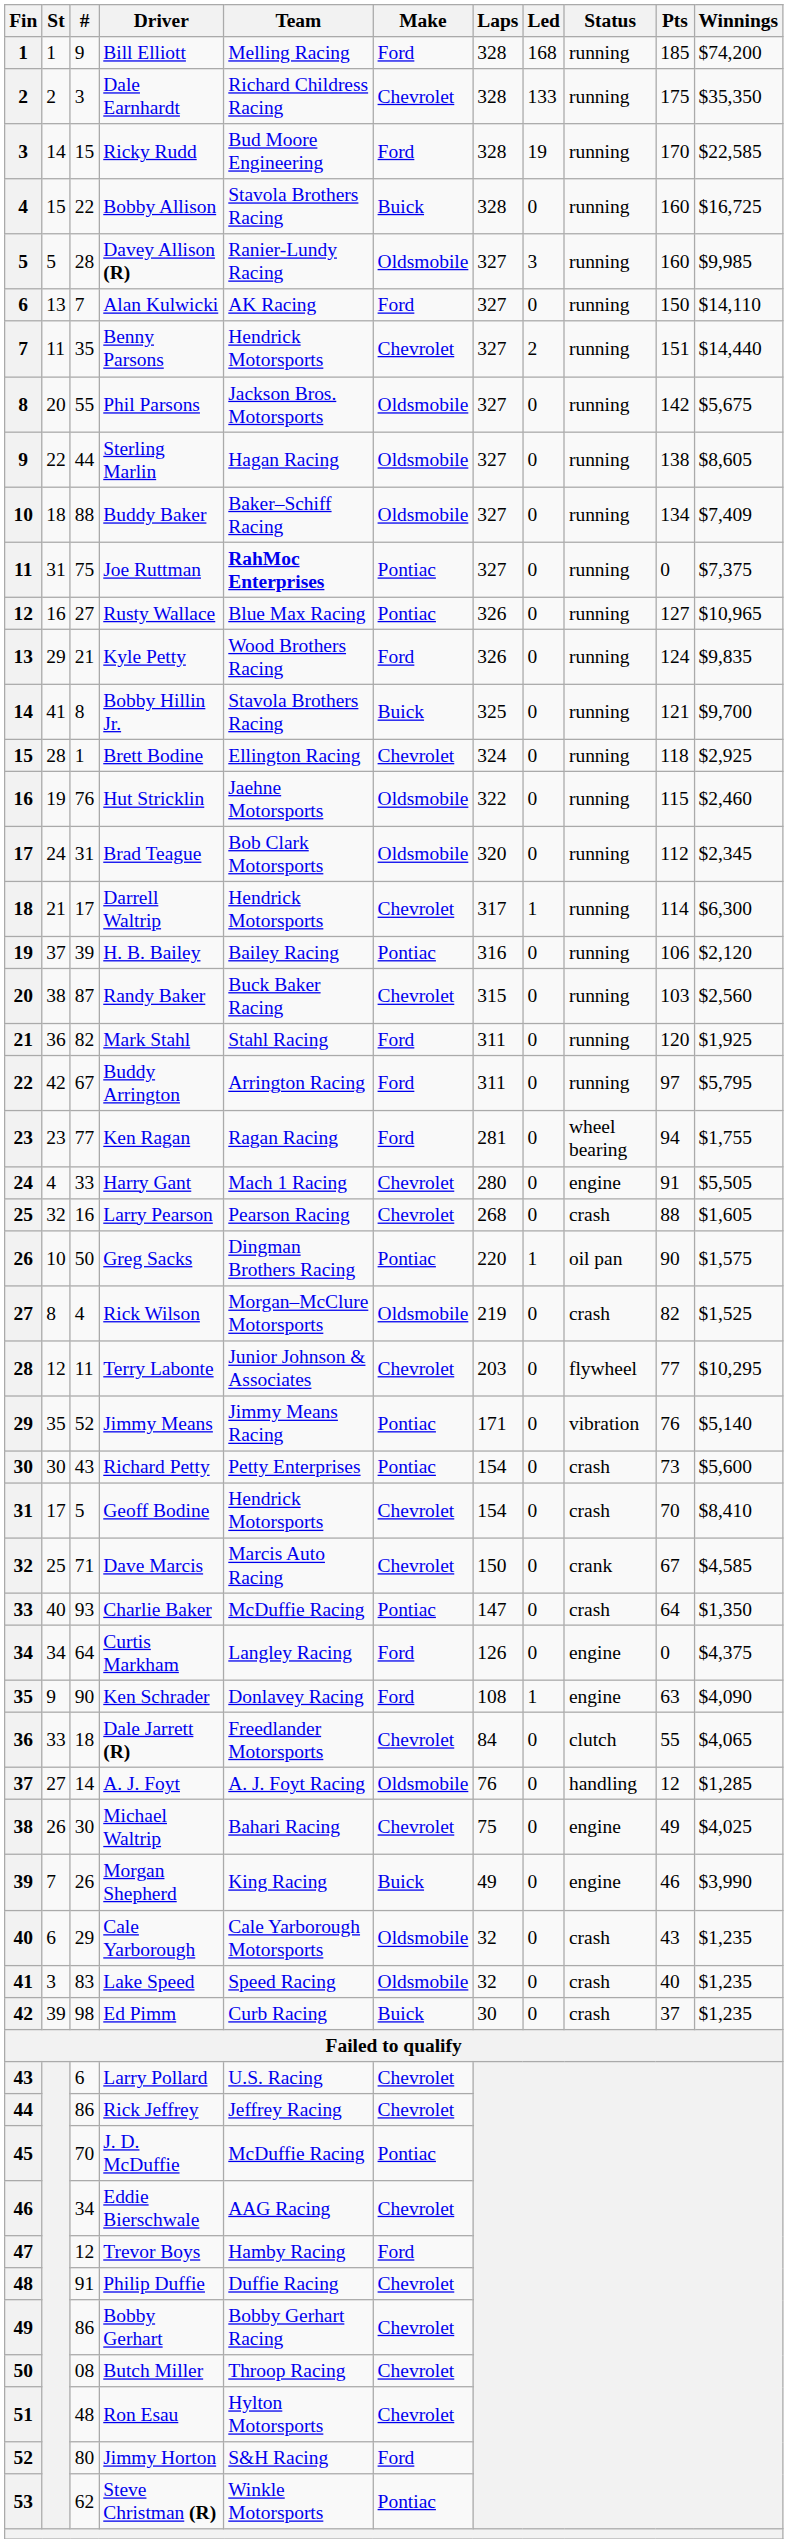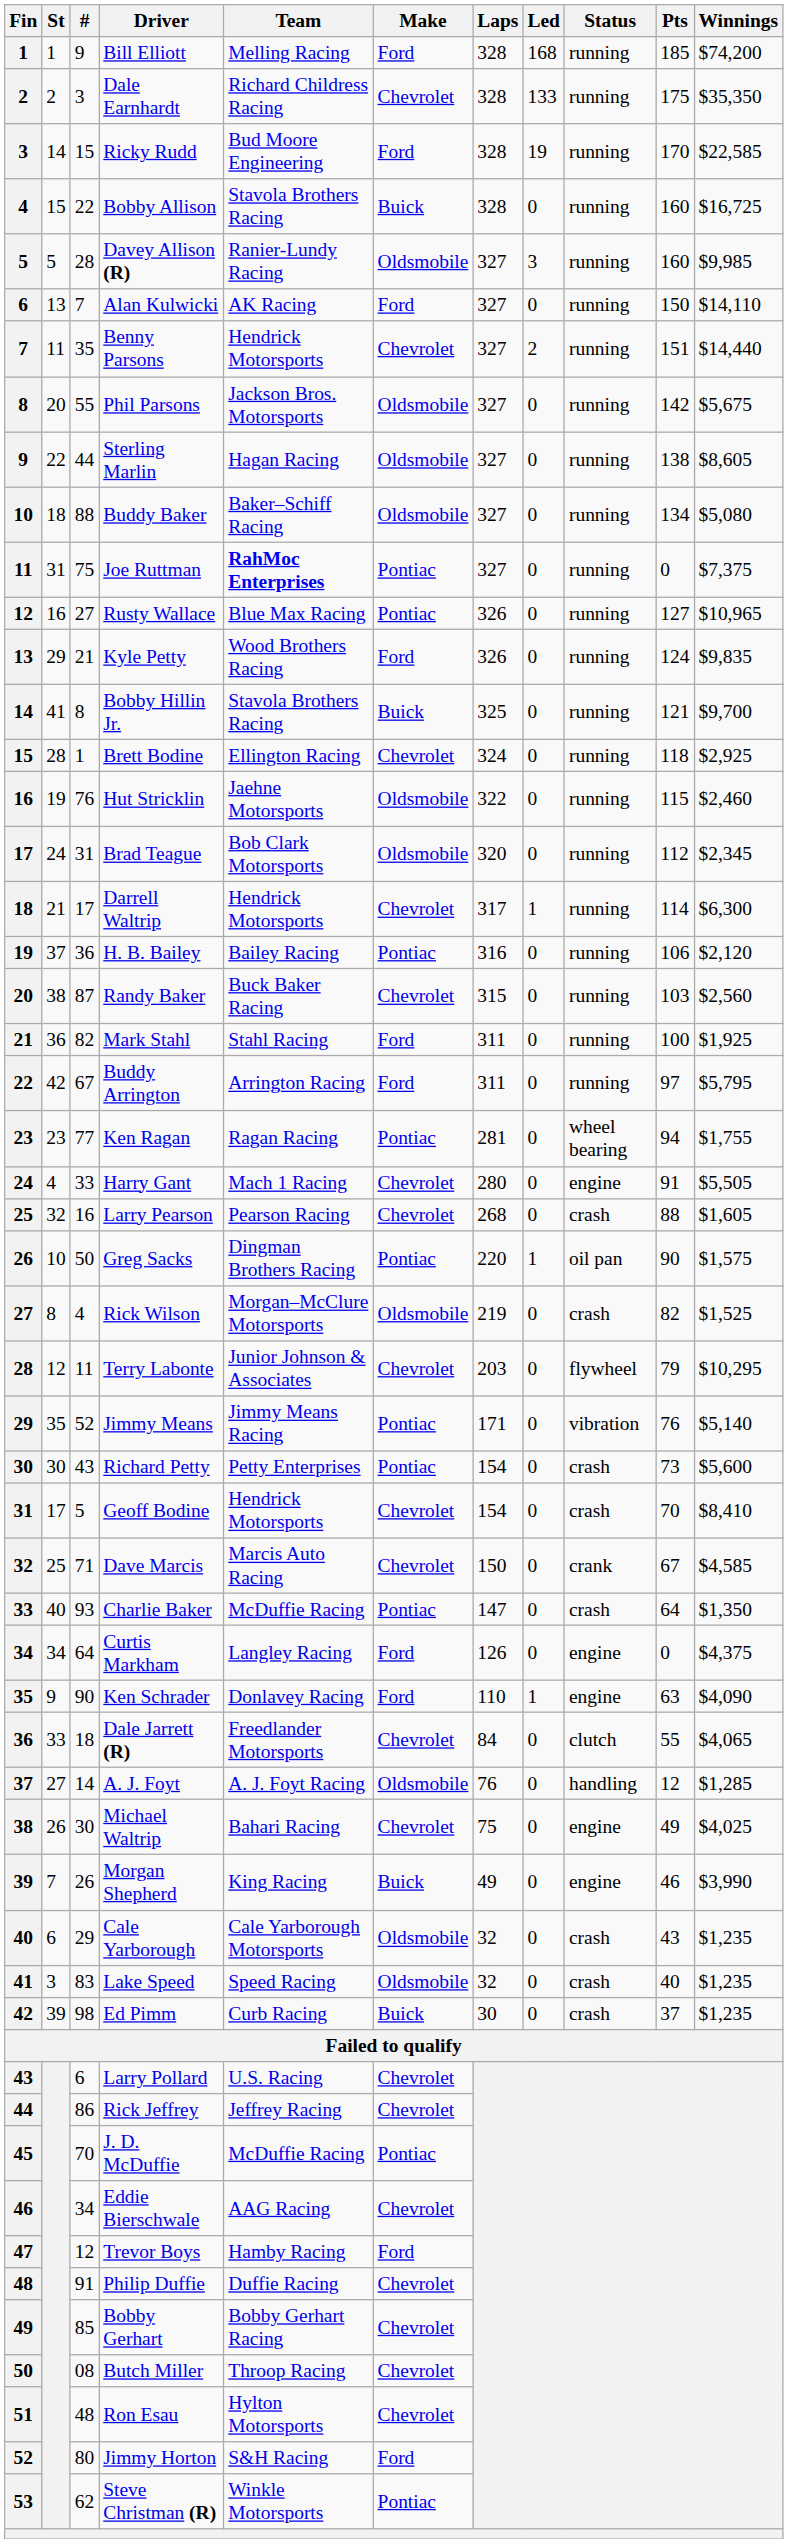(725, 514) $7,409 -> (725, 514) $5,080
(84, 952) 39 -> (84, 952) 36
(675, 1040) 120 -> (675, 1040) 100
(396, 1138) Ford -> (407, 1138) Pontiac
(670, 1368) 77 -> (670, 1368) 79
(492, 1696) 108 -> (492, 1696) 110
(84, 2327) 86 -> (84, 2327) 85
